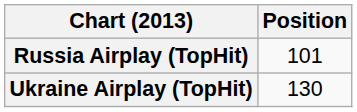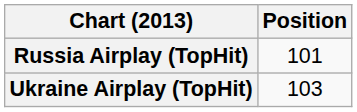(305, 89) 130 -> (305, 89) 103
